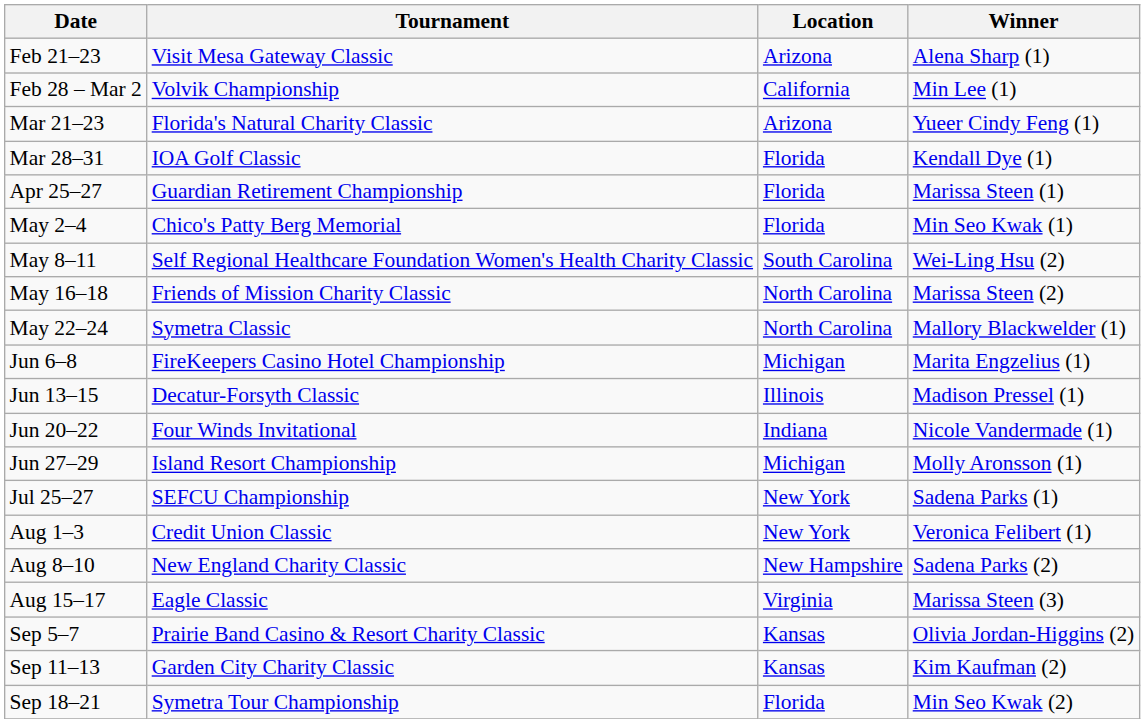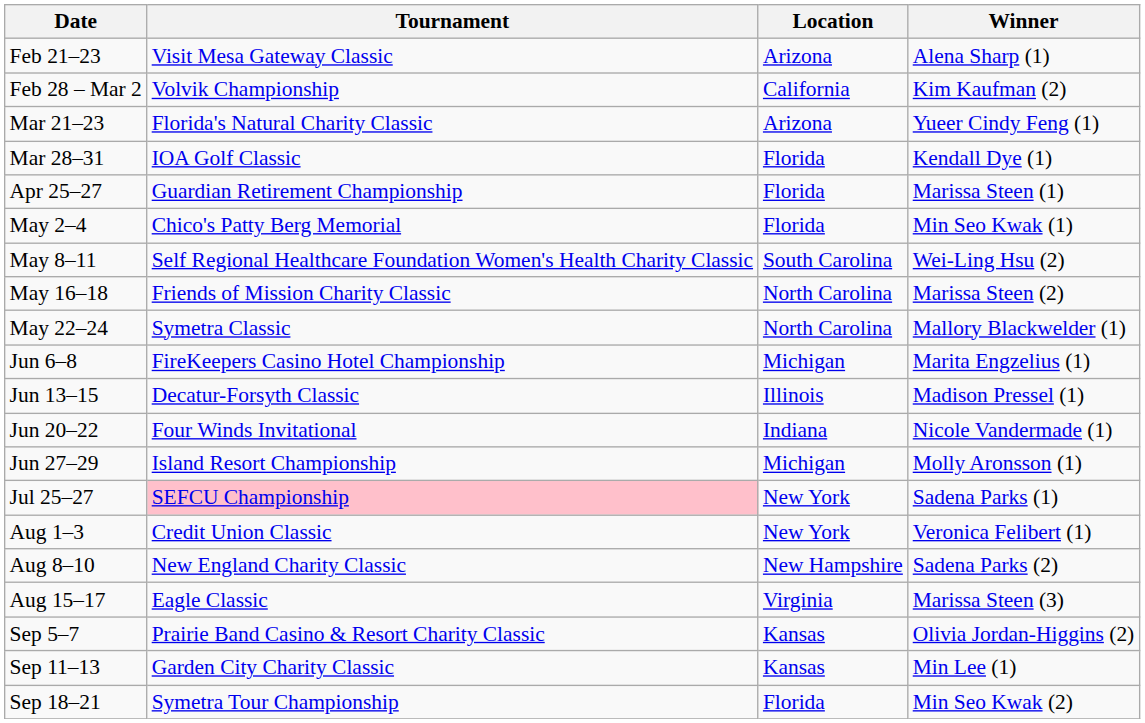(965, 89) Min Lee (1) -> (990, 89) Kim Kaufman (2)
(250, 497) no background -> (250, 497) pink background
(990, 667) Kim Kaufman (2) -> (965, 667) Min Lee (1)
